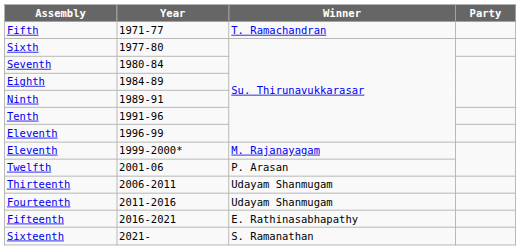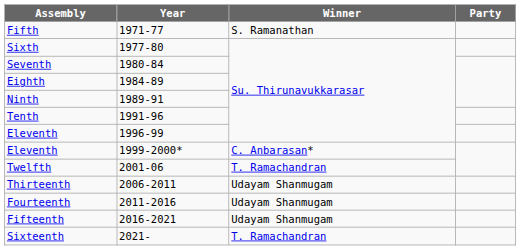(279, 30) T. Ramachandran -> (272, 30) S. Ramanathan
(276, 150) M. Rajanayagam -> (272, 150) C. Anbarasan*
(260, 167) P. Arasan -> (279, 167) T. Ramachandran
(295, 219) E. Rathinasabhapathy -> (282, 219) Udayam Shanmugam
(272, 236) S. Ramanathan -> (279, 236) T. Ramachandran
